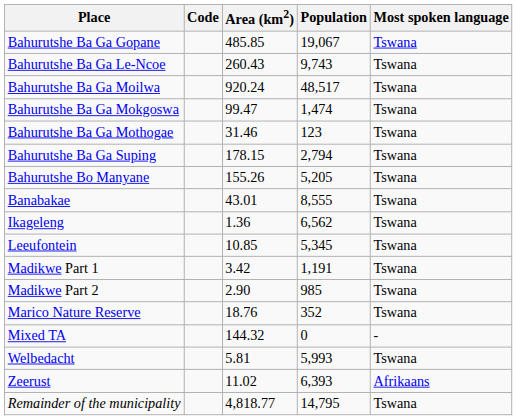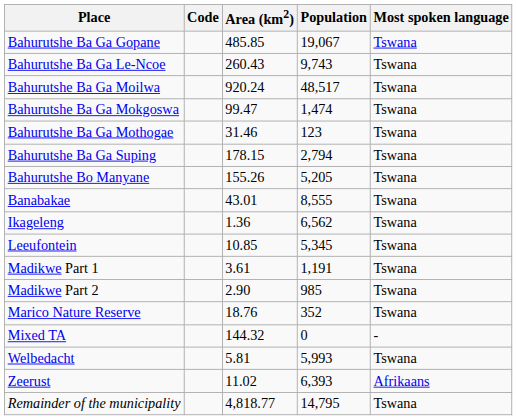(238, 268) 3.42 -> (238, 268) 3.61
